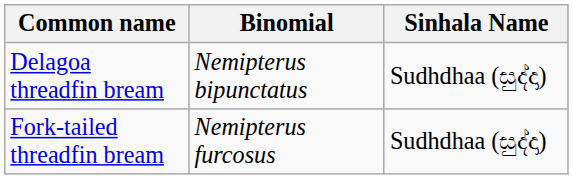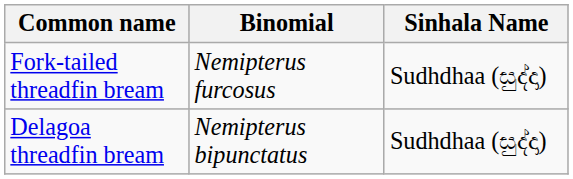rows swapped: (87, 75) <-> (87, 141)
